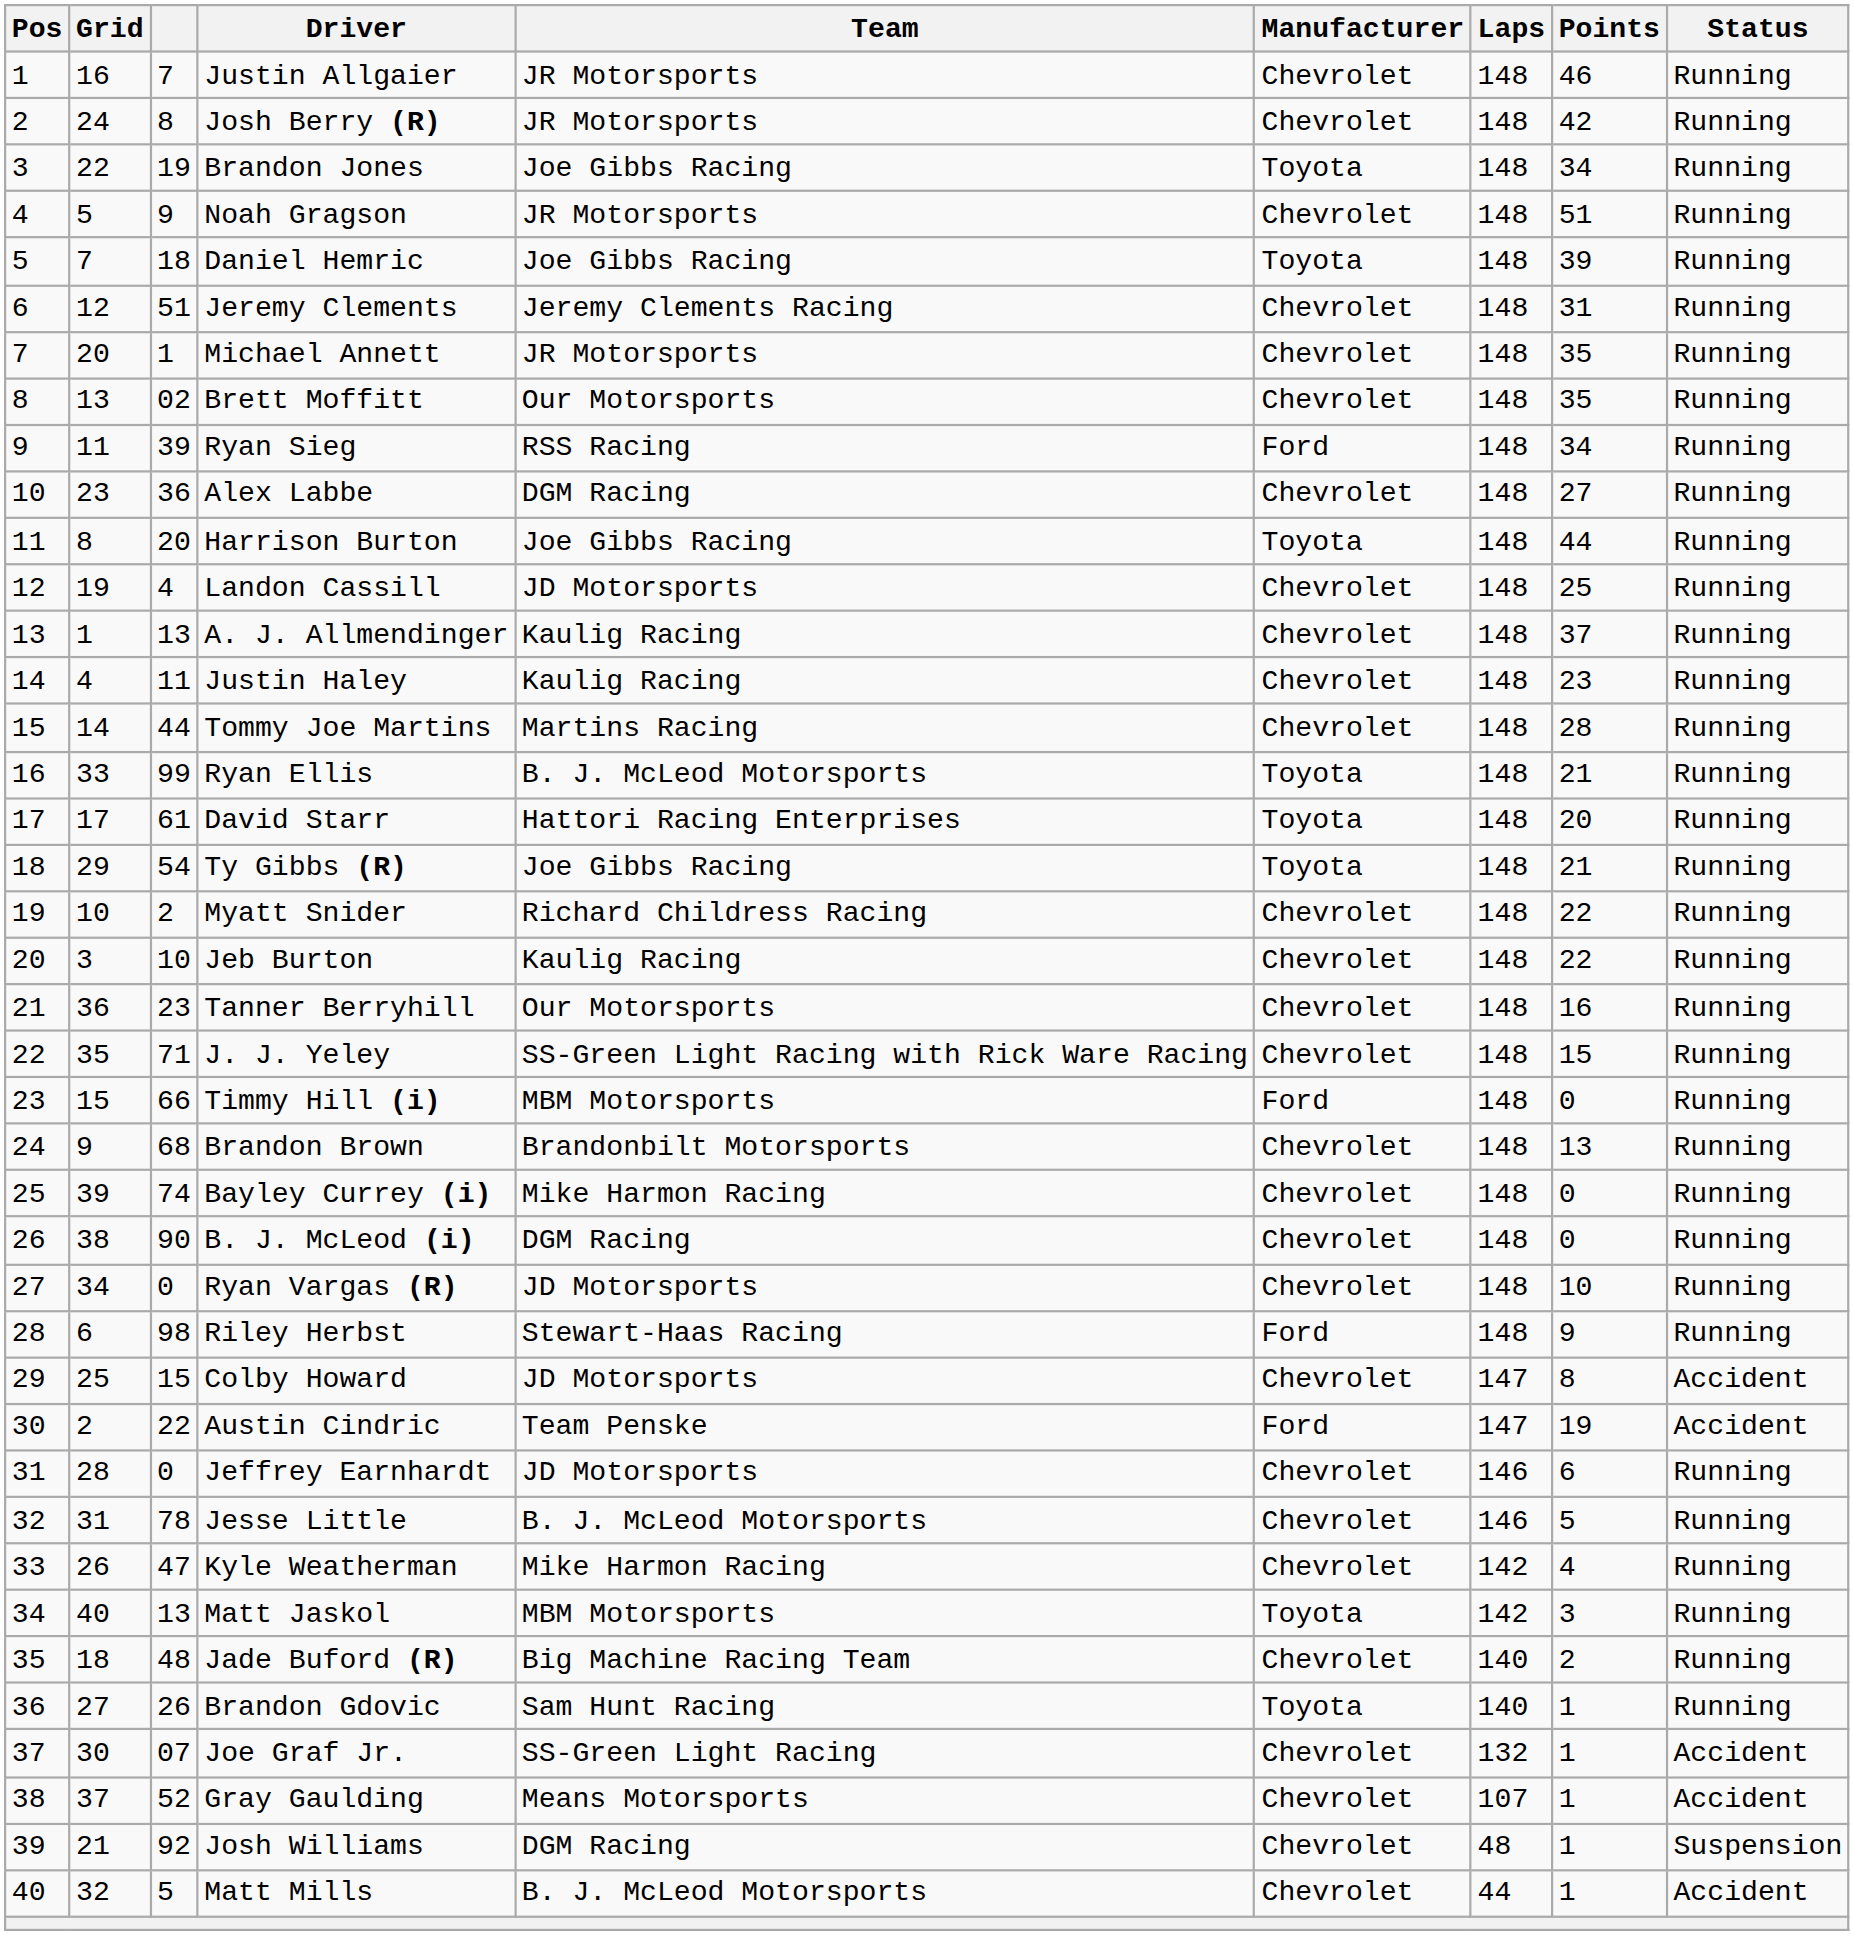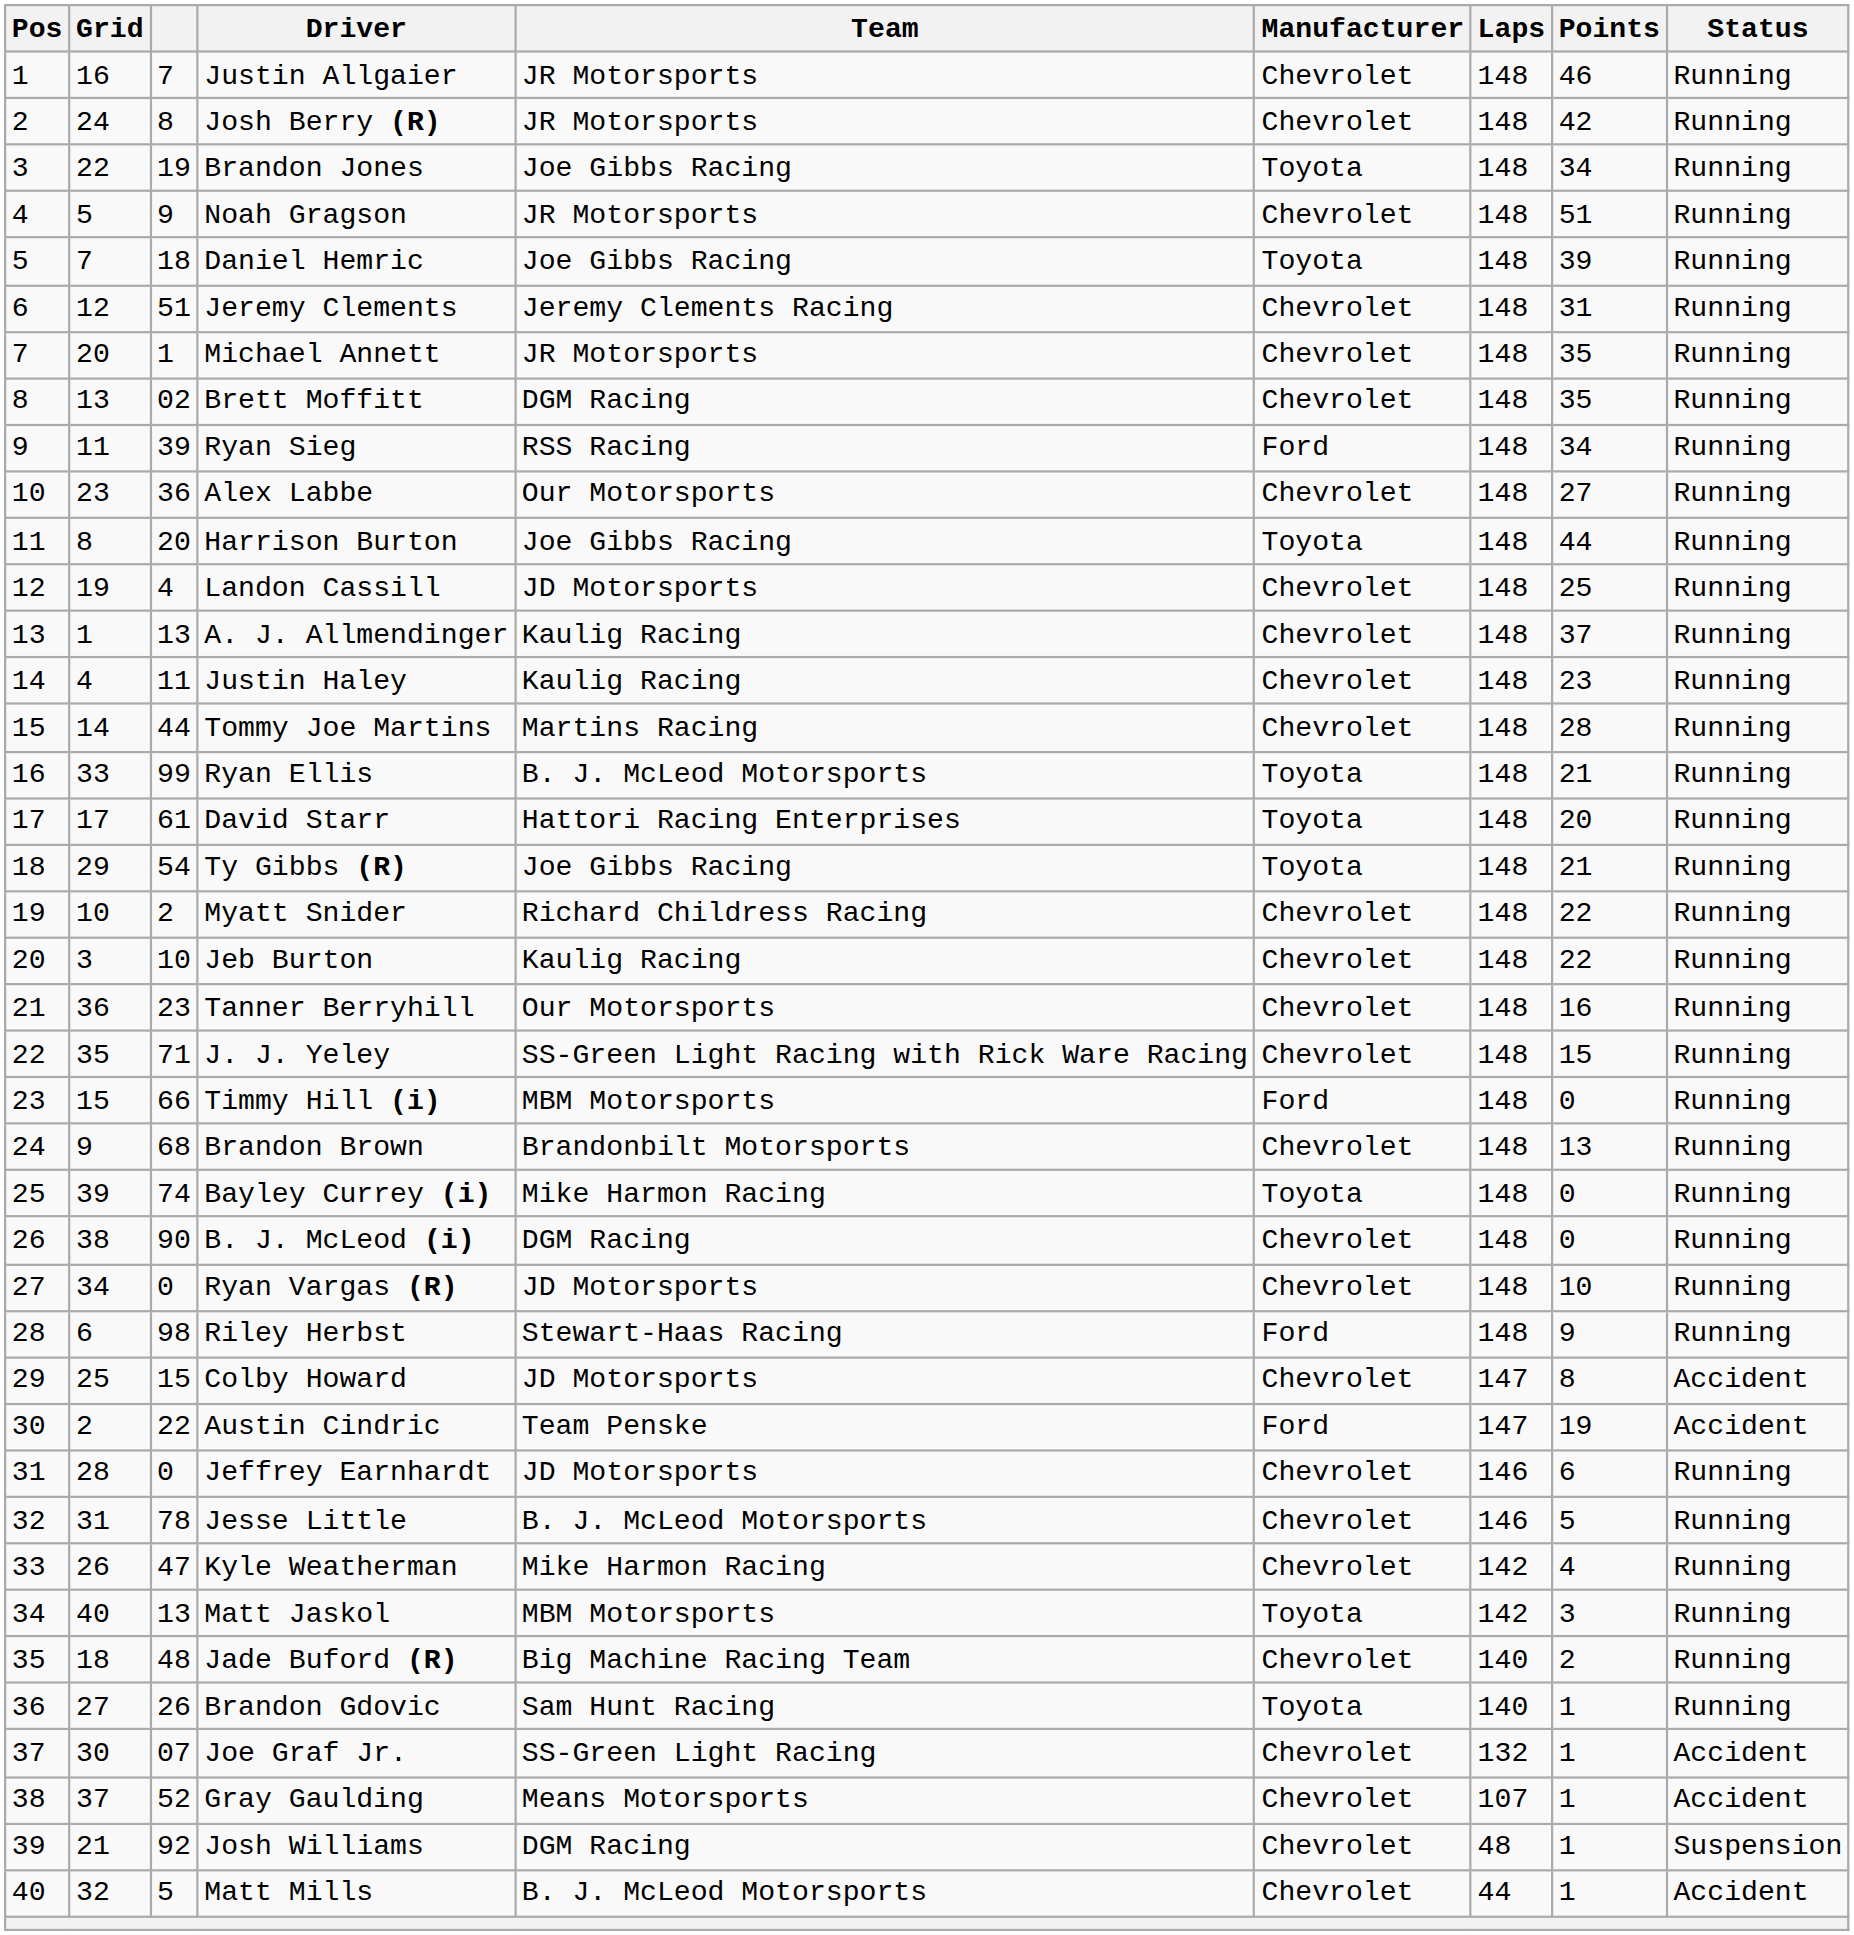(648, 401) Our Motorsports -> (606, 401) DGM Racing
(606, 494) DGM Racing -> (648, 494) Our Motorsports
(1337, 1194) Chevrolet -> (1312, 1194) Toyota
